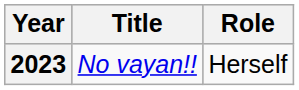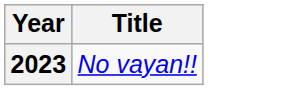- column: (248, 24)
